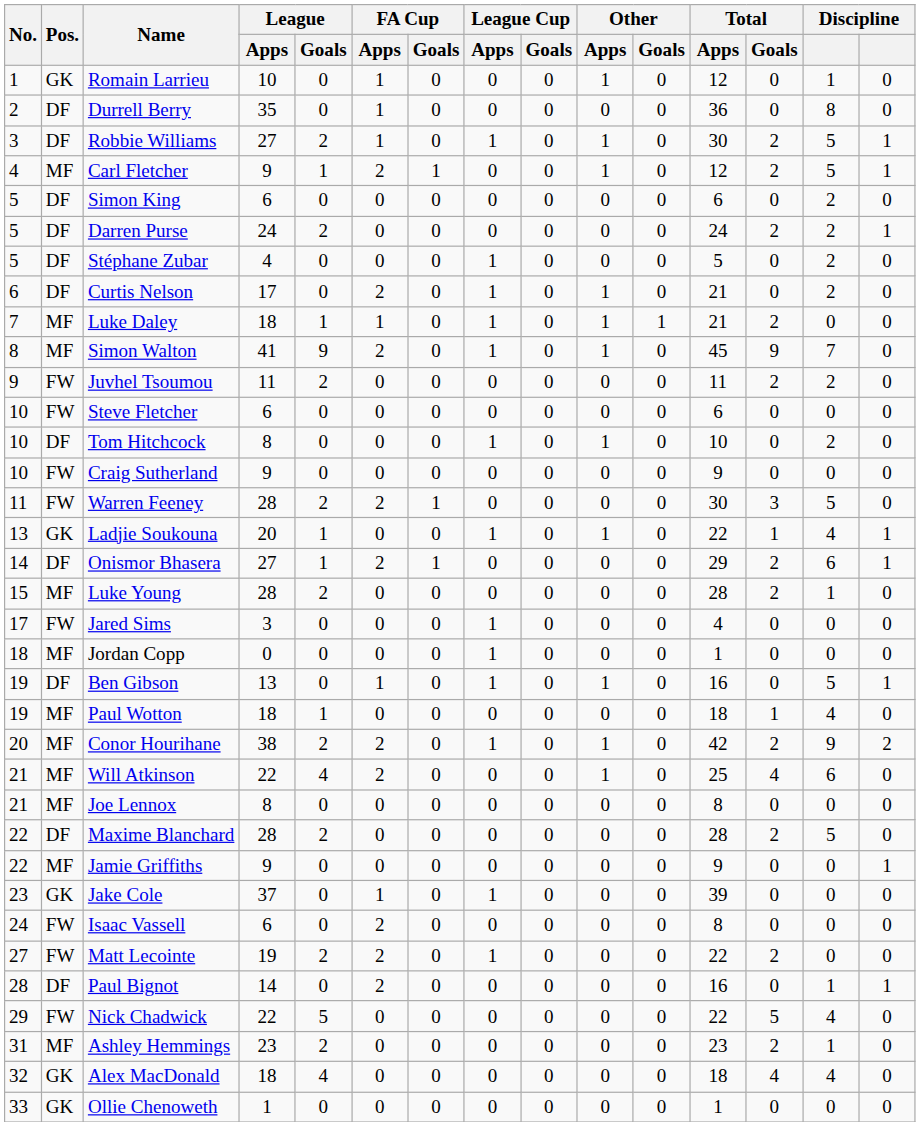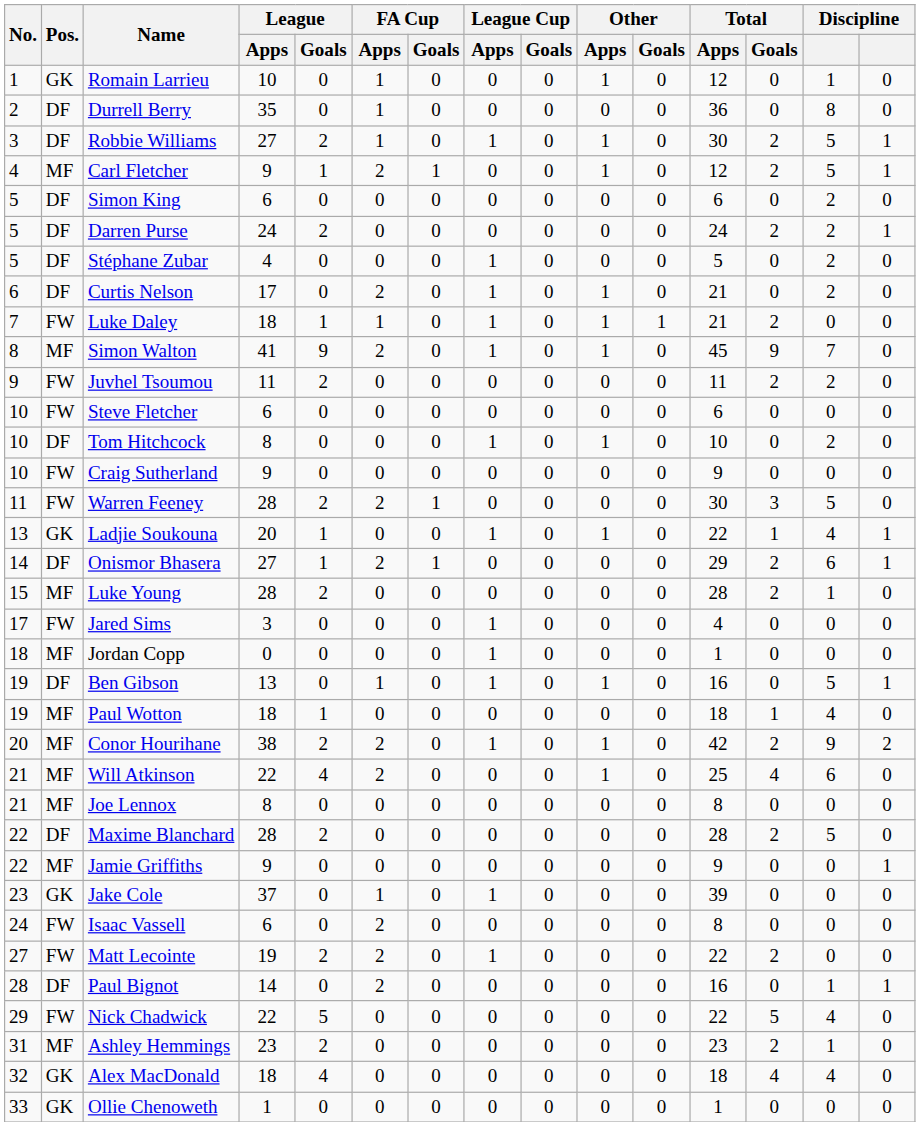(60, 321) MF -> (60, 321) FW
